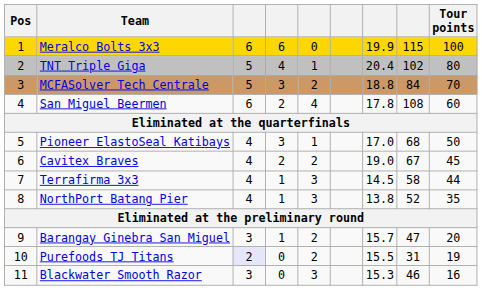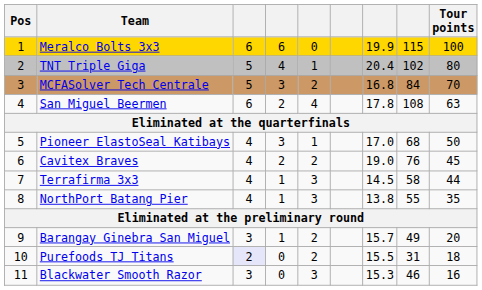(380, 85) 18.8 -> (380, 85) 16.8
(453, 104) 60 -> (453, 104) 63
(413, 161) 67 -> (413, 161) 76
(413, 199) 52 -> (413, 199) 55
(413, 237) 47 -> (413, 237) 49
(453, 256) 19 -> (453, 256) 18
